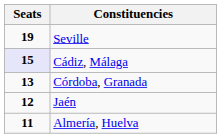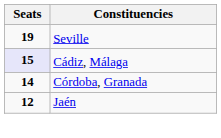(27, 82) 13 -> (27, 82) 14
- row: (96, 123)
